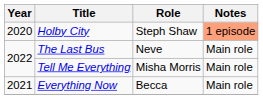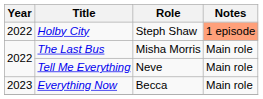(20, 31) 2020 -> (20, 31) 2022
(149, 49) Neve -> (168, 49) Misha Morris
(168, 67) Misha Morris -> (149, 67) Neve
(20, 85) 2021 -> (20, 85) 2023
